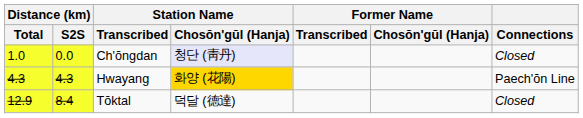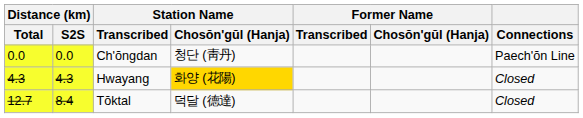(16, 56) 1.0 -> (16, 56) 0.0
(205, 56) lavender background -> (205, 56) no background
(515, 56) Closed -> (535, 56) Paech'ŏn Line
(535, 79) Paech'ŏn Line -> (515, 79) Closed
(20, 102) 12.9 -> (20, 102) 12.7
